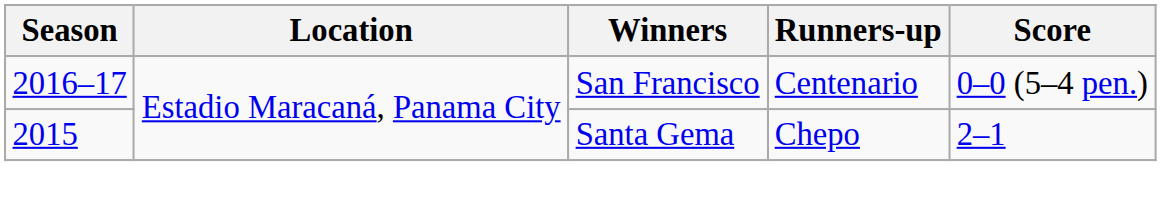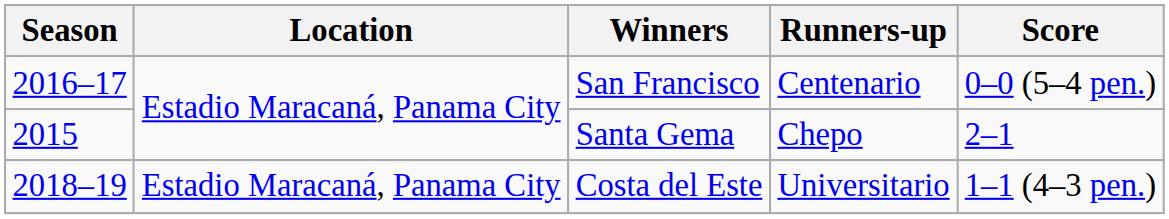+ row: (669, 185)
